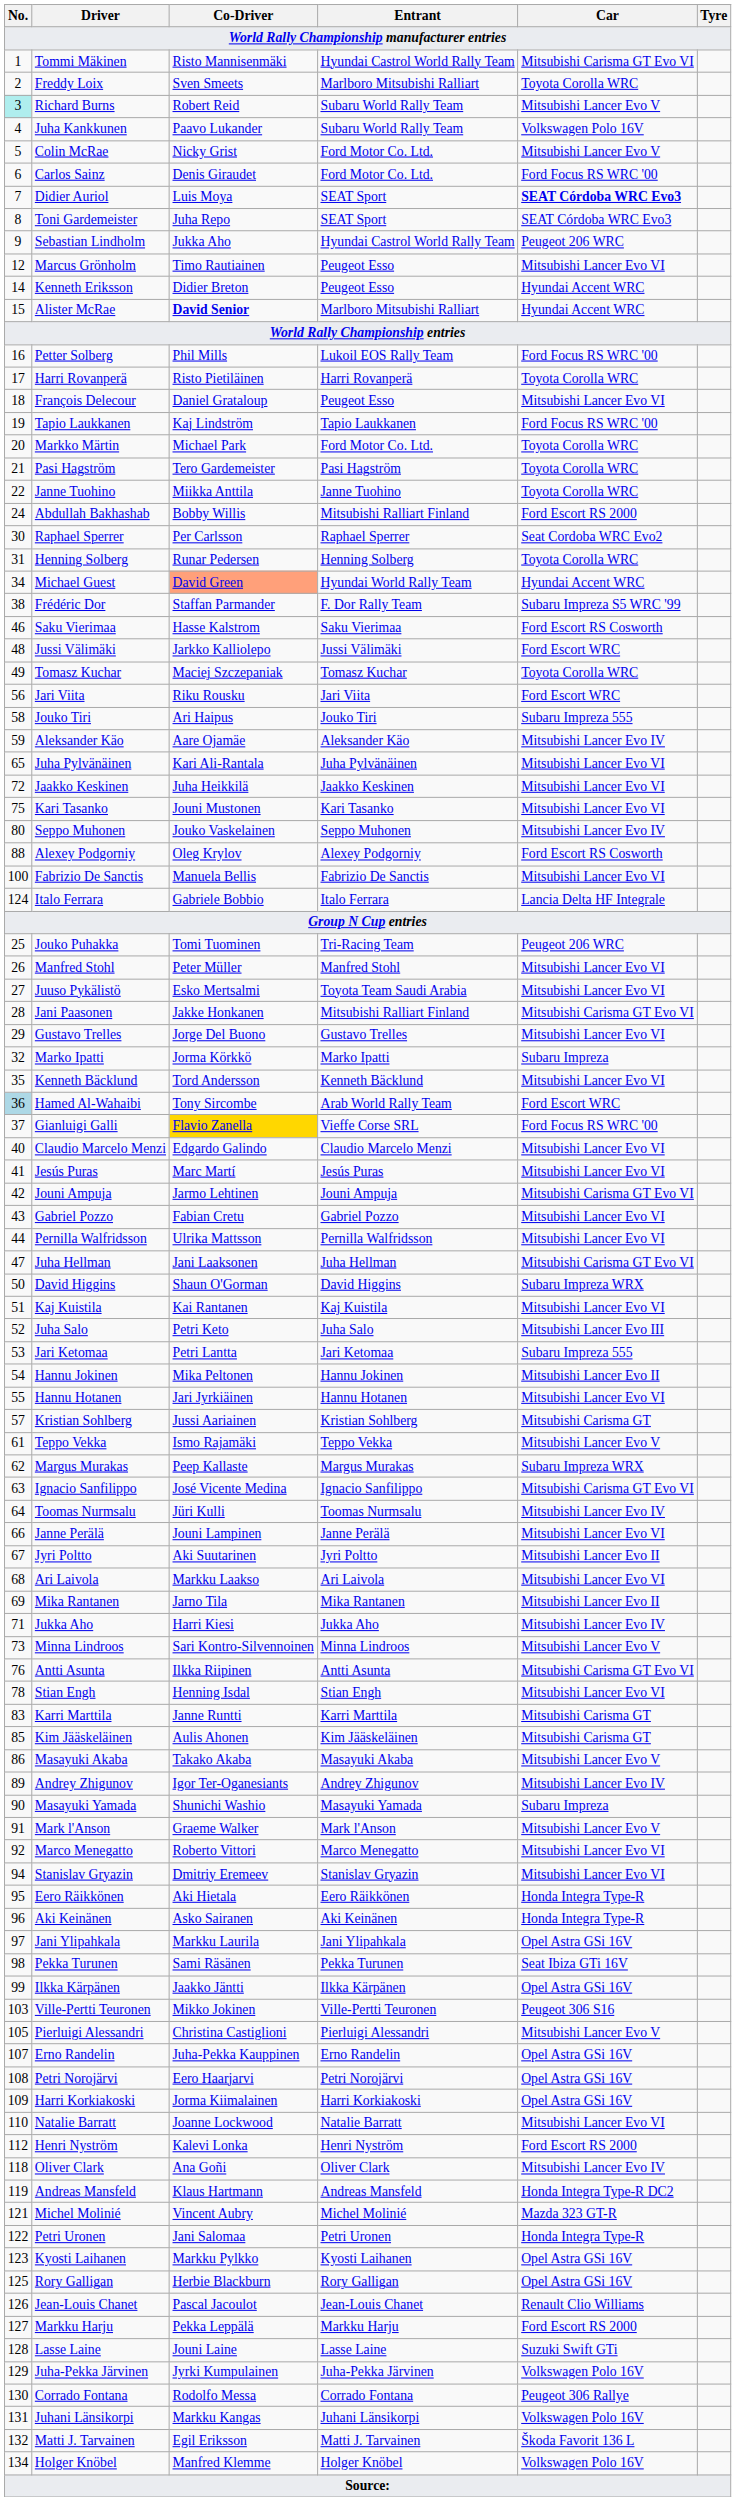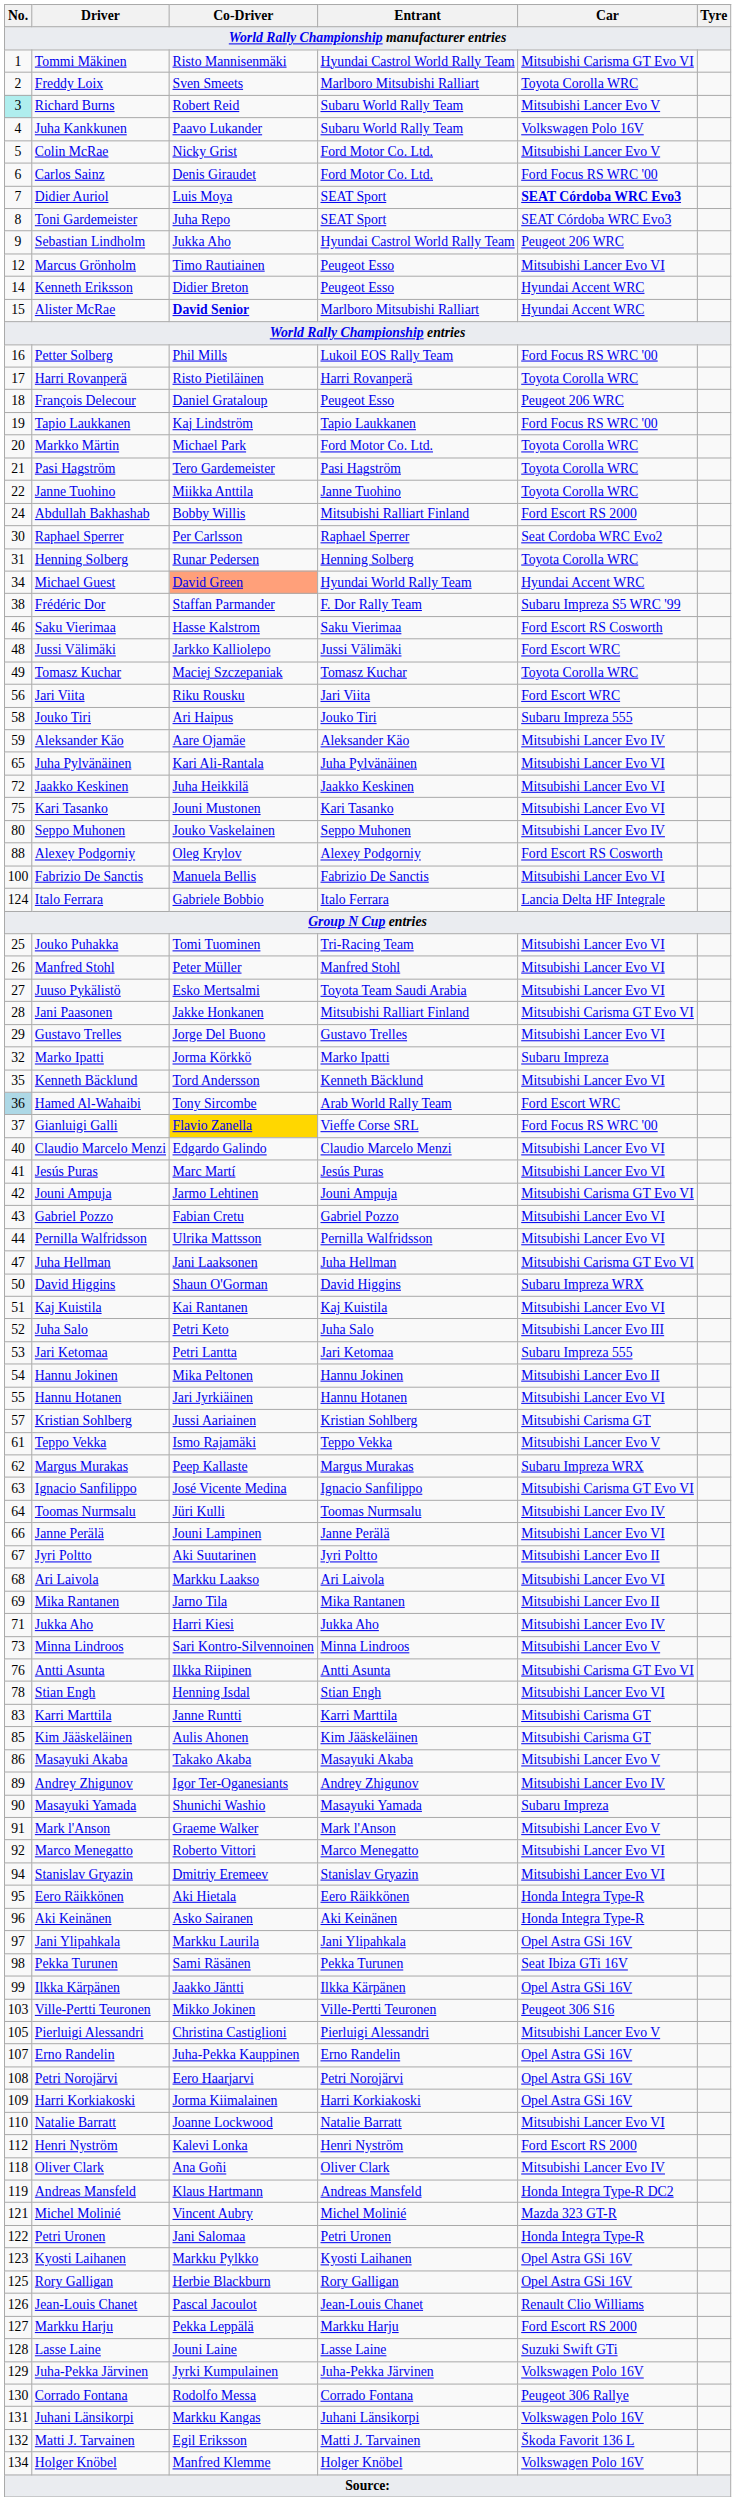(593, 400) Mitsubishi Lancer Evo VI -> (573, 400) Peugeot 206 WRC
(573, 944) Peugeot 206 WRC -> (593, 944) Mitsubishi Lancer Evo VI
